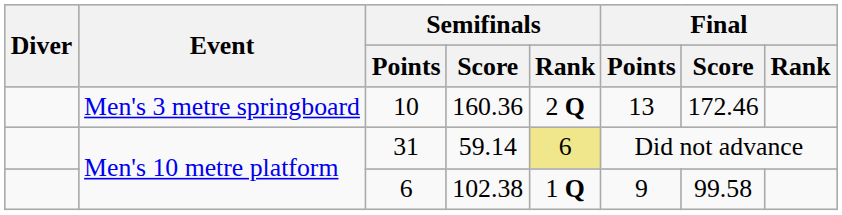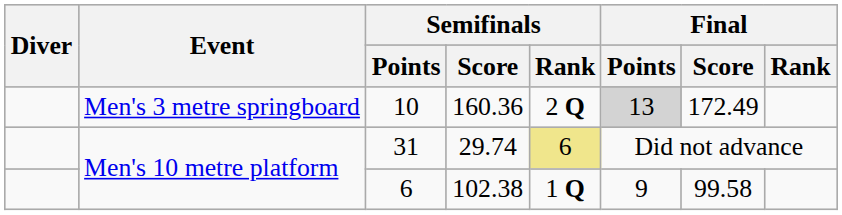(641, 106) no background -> (641, 106) lightgrey background
(723, 106) 172.46 -> (723, 106) 172.49
(488, 147) 59.14 -> (488, 147) 29.74
